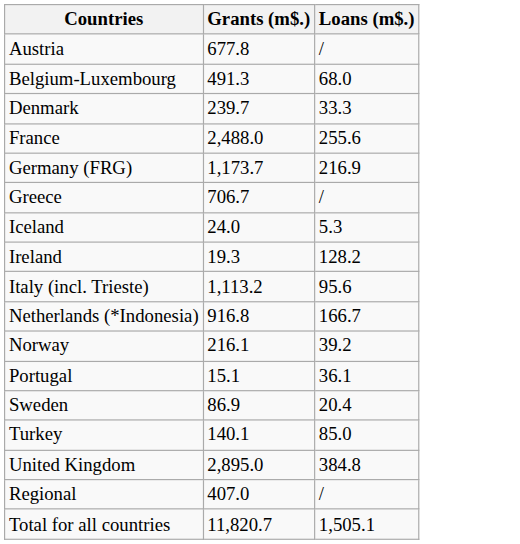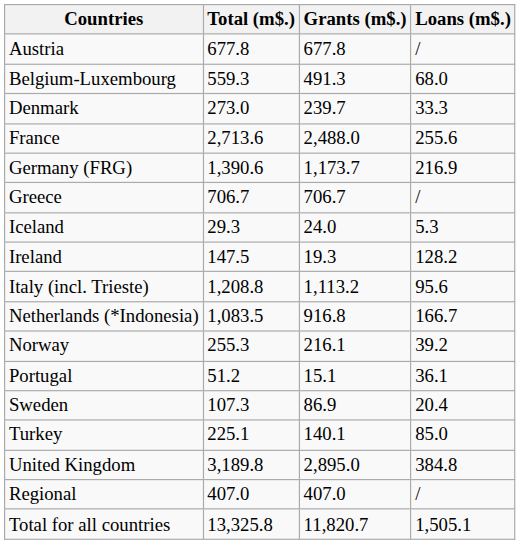+ column: (251, 19)
